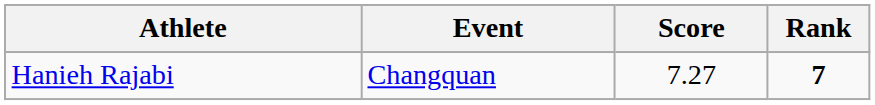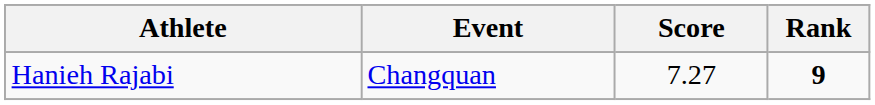(818, 74) 7 -> (818, 74) 9
